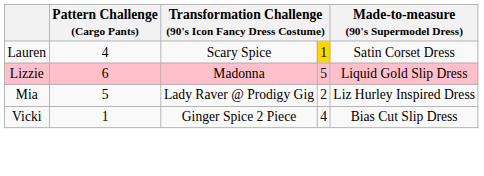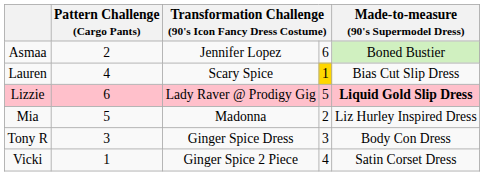+ row: (28, 52)
(404, 52) Satin Corset Dress -> (406, 73) Bias Cut Slip Dress
(239, 73) Madonna -> (241, 95) Lady Raver @ Prodigy Gig
(404, 73) normal -> (406, 95) bold
(239, 95) Lady Raver @ Prodigy Gig -> (241, 116) Madonna
+ row: (28, 138)
(404, 116) Bias Cut Slip Dress -> (406, 159) Satin Corset Dress
